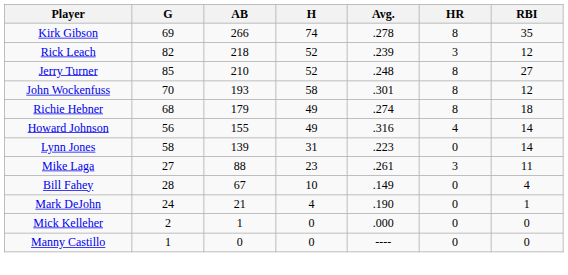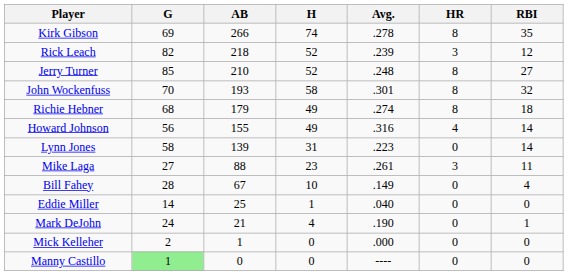(527, 90) 12 -> (527, 90) 32
+ row: (68, 204)
(168, 242) no background -> (168, 261) lightgreen background
